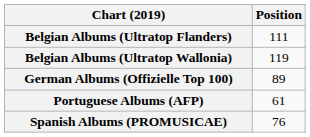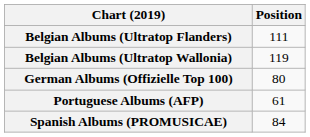(279, 79) 89 -> (279, 79) 80
(279, 121) 76 -> (279, 121) 84
